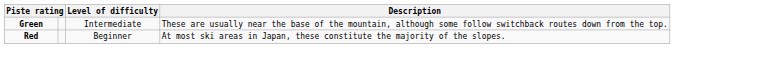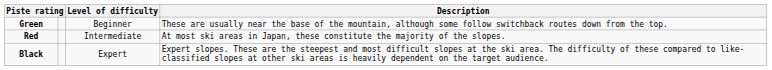(113, 24) Intermediate -> (113, 24) Beginner
(113, 37) Beginner -> (113, 37) Intermediate
+ row: (31, 54)
